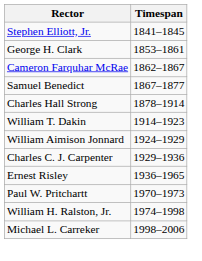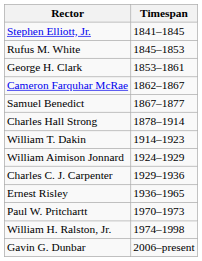+ row: (44, 49)
- row: (53, 229)
+ row: (46, 247)
